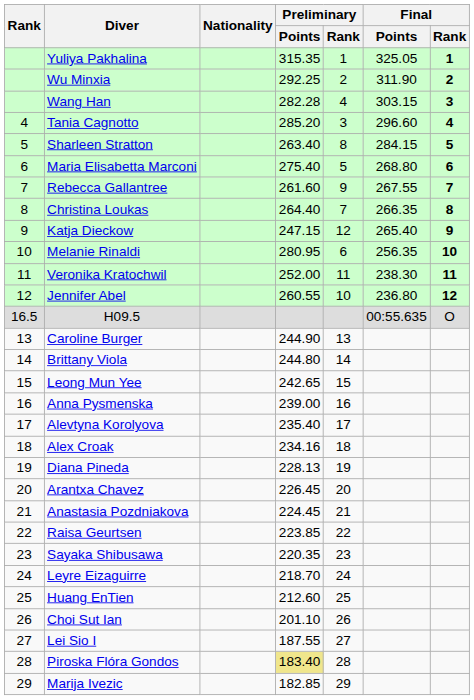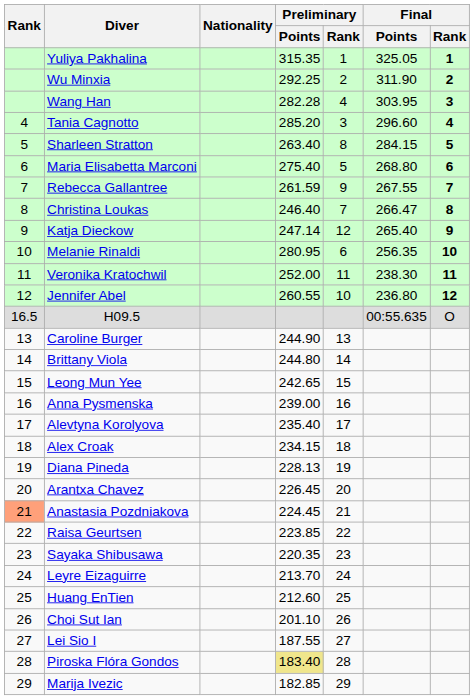(396, 101) 303.15 -> (396, 101) 303.95
(300, 187) 261.60 -> (300, 187) 261.59
(300, 209) 264.40 -> (300, 209) 246.40
(396, 209) 266.35 -> (396, 209) 266.47
(300, 230) 247.15 -> (300, 230) 247.14
(300, 446) 234.16 -> (300, 446) 234.15
(24, 511) no background -> (24, 511) lightsalmon background
(300, 576) 218.70 -> (300, 576) 213.70
